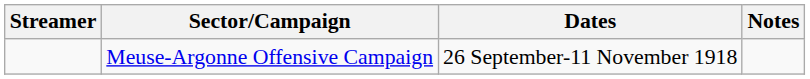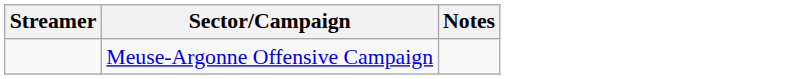- column: (590, 21)
